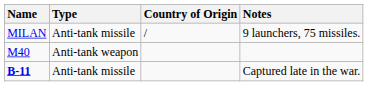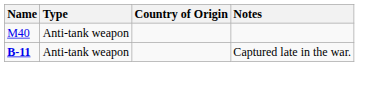- row: (302, 33)
(93, 71) Anti-tank missile -> (86, 52) Anti-tank weapon
